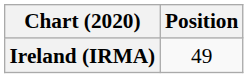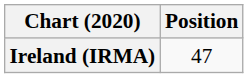(202, 55) 49 -> (202, 55) 47
